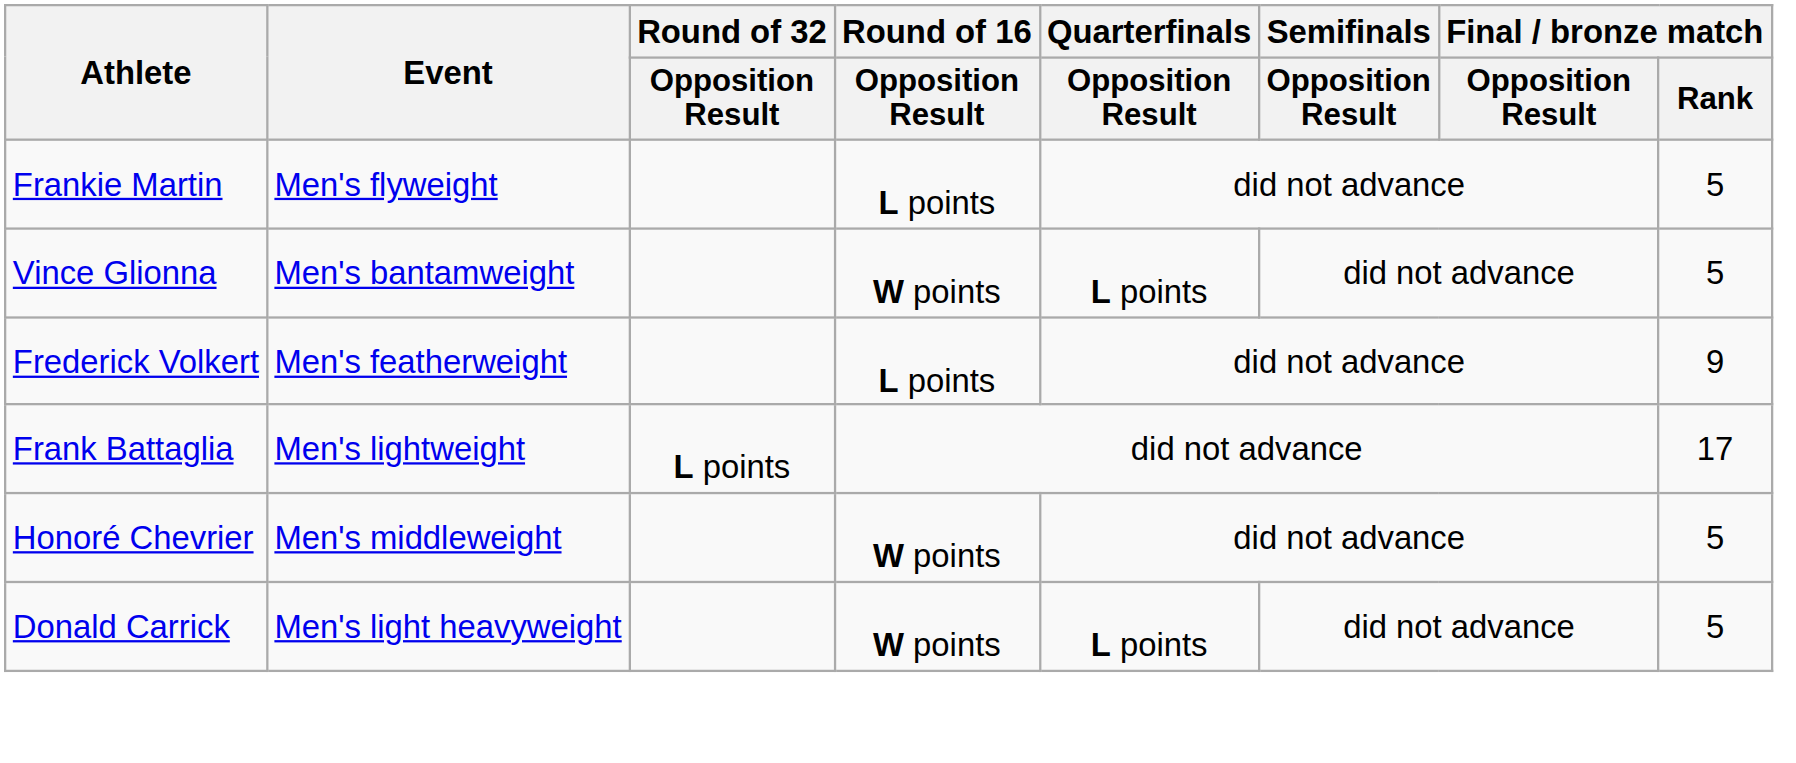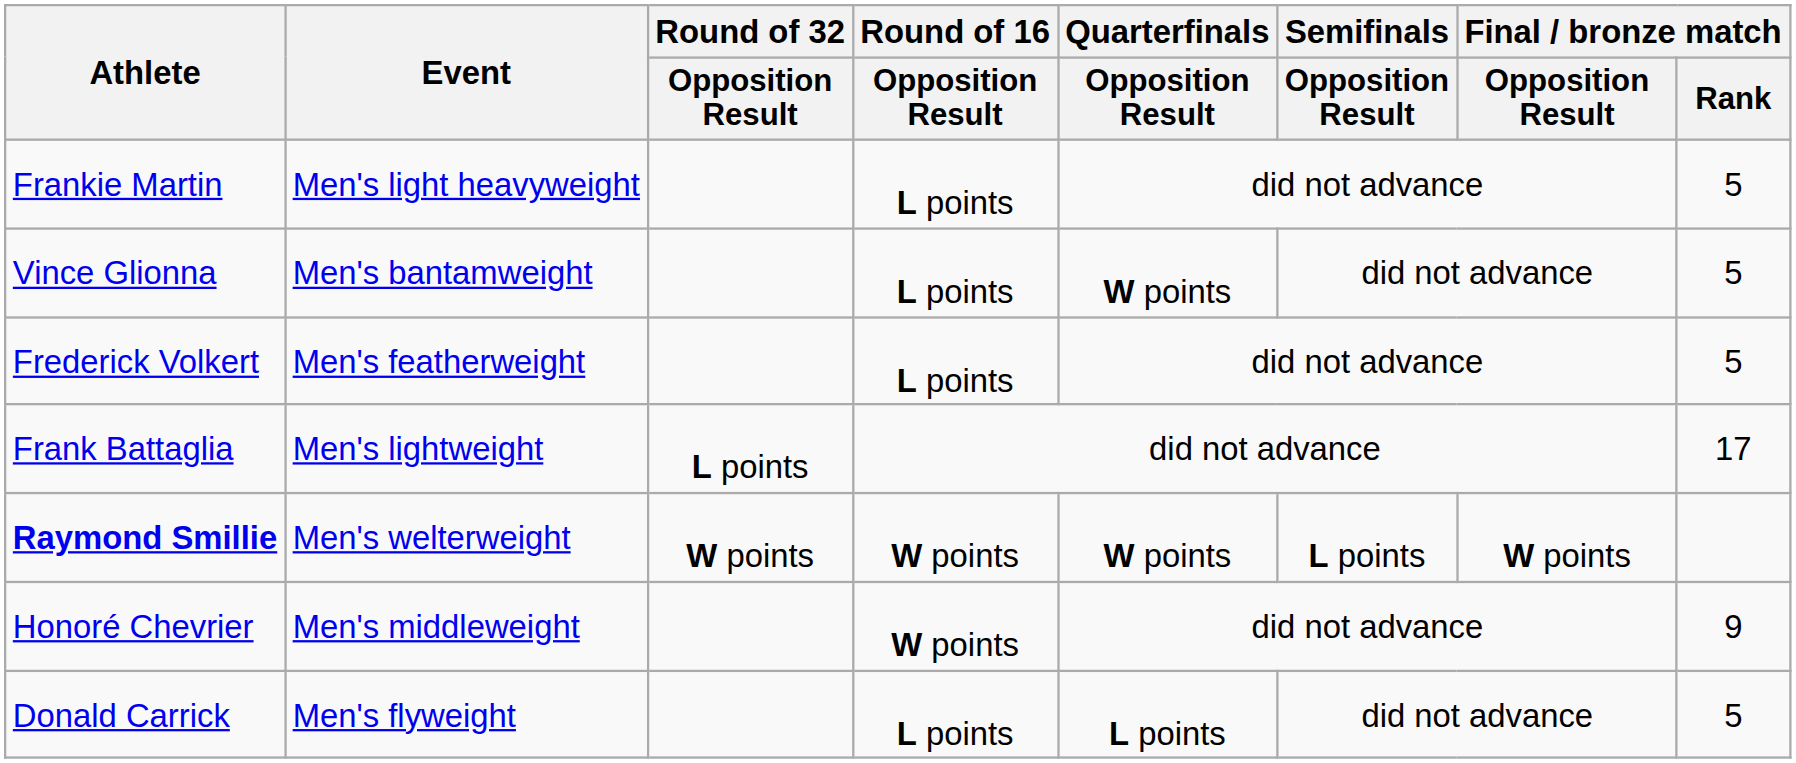(386, 185) Men's flyweight -> (466, 185) Men's light heavyweight
(937, 291) W points -> (955, 291) L points
(1149, 291) L points -> (1167, 291) W points
(1715, 361) 9 -> (1733, 361) 5
+ row: (145, 538)
(1715, 538) 5 -> (1733, 626) 9
(448, 626) Men's light heavyweight -> (404, 715) Men's flyweight
(937, 645) W points -> (955, 733) L points
